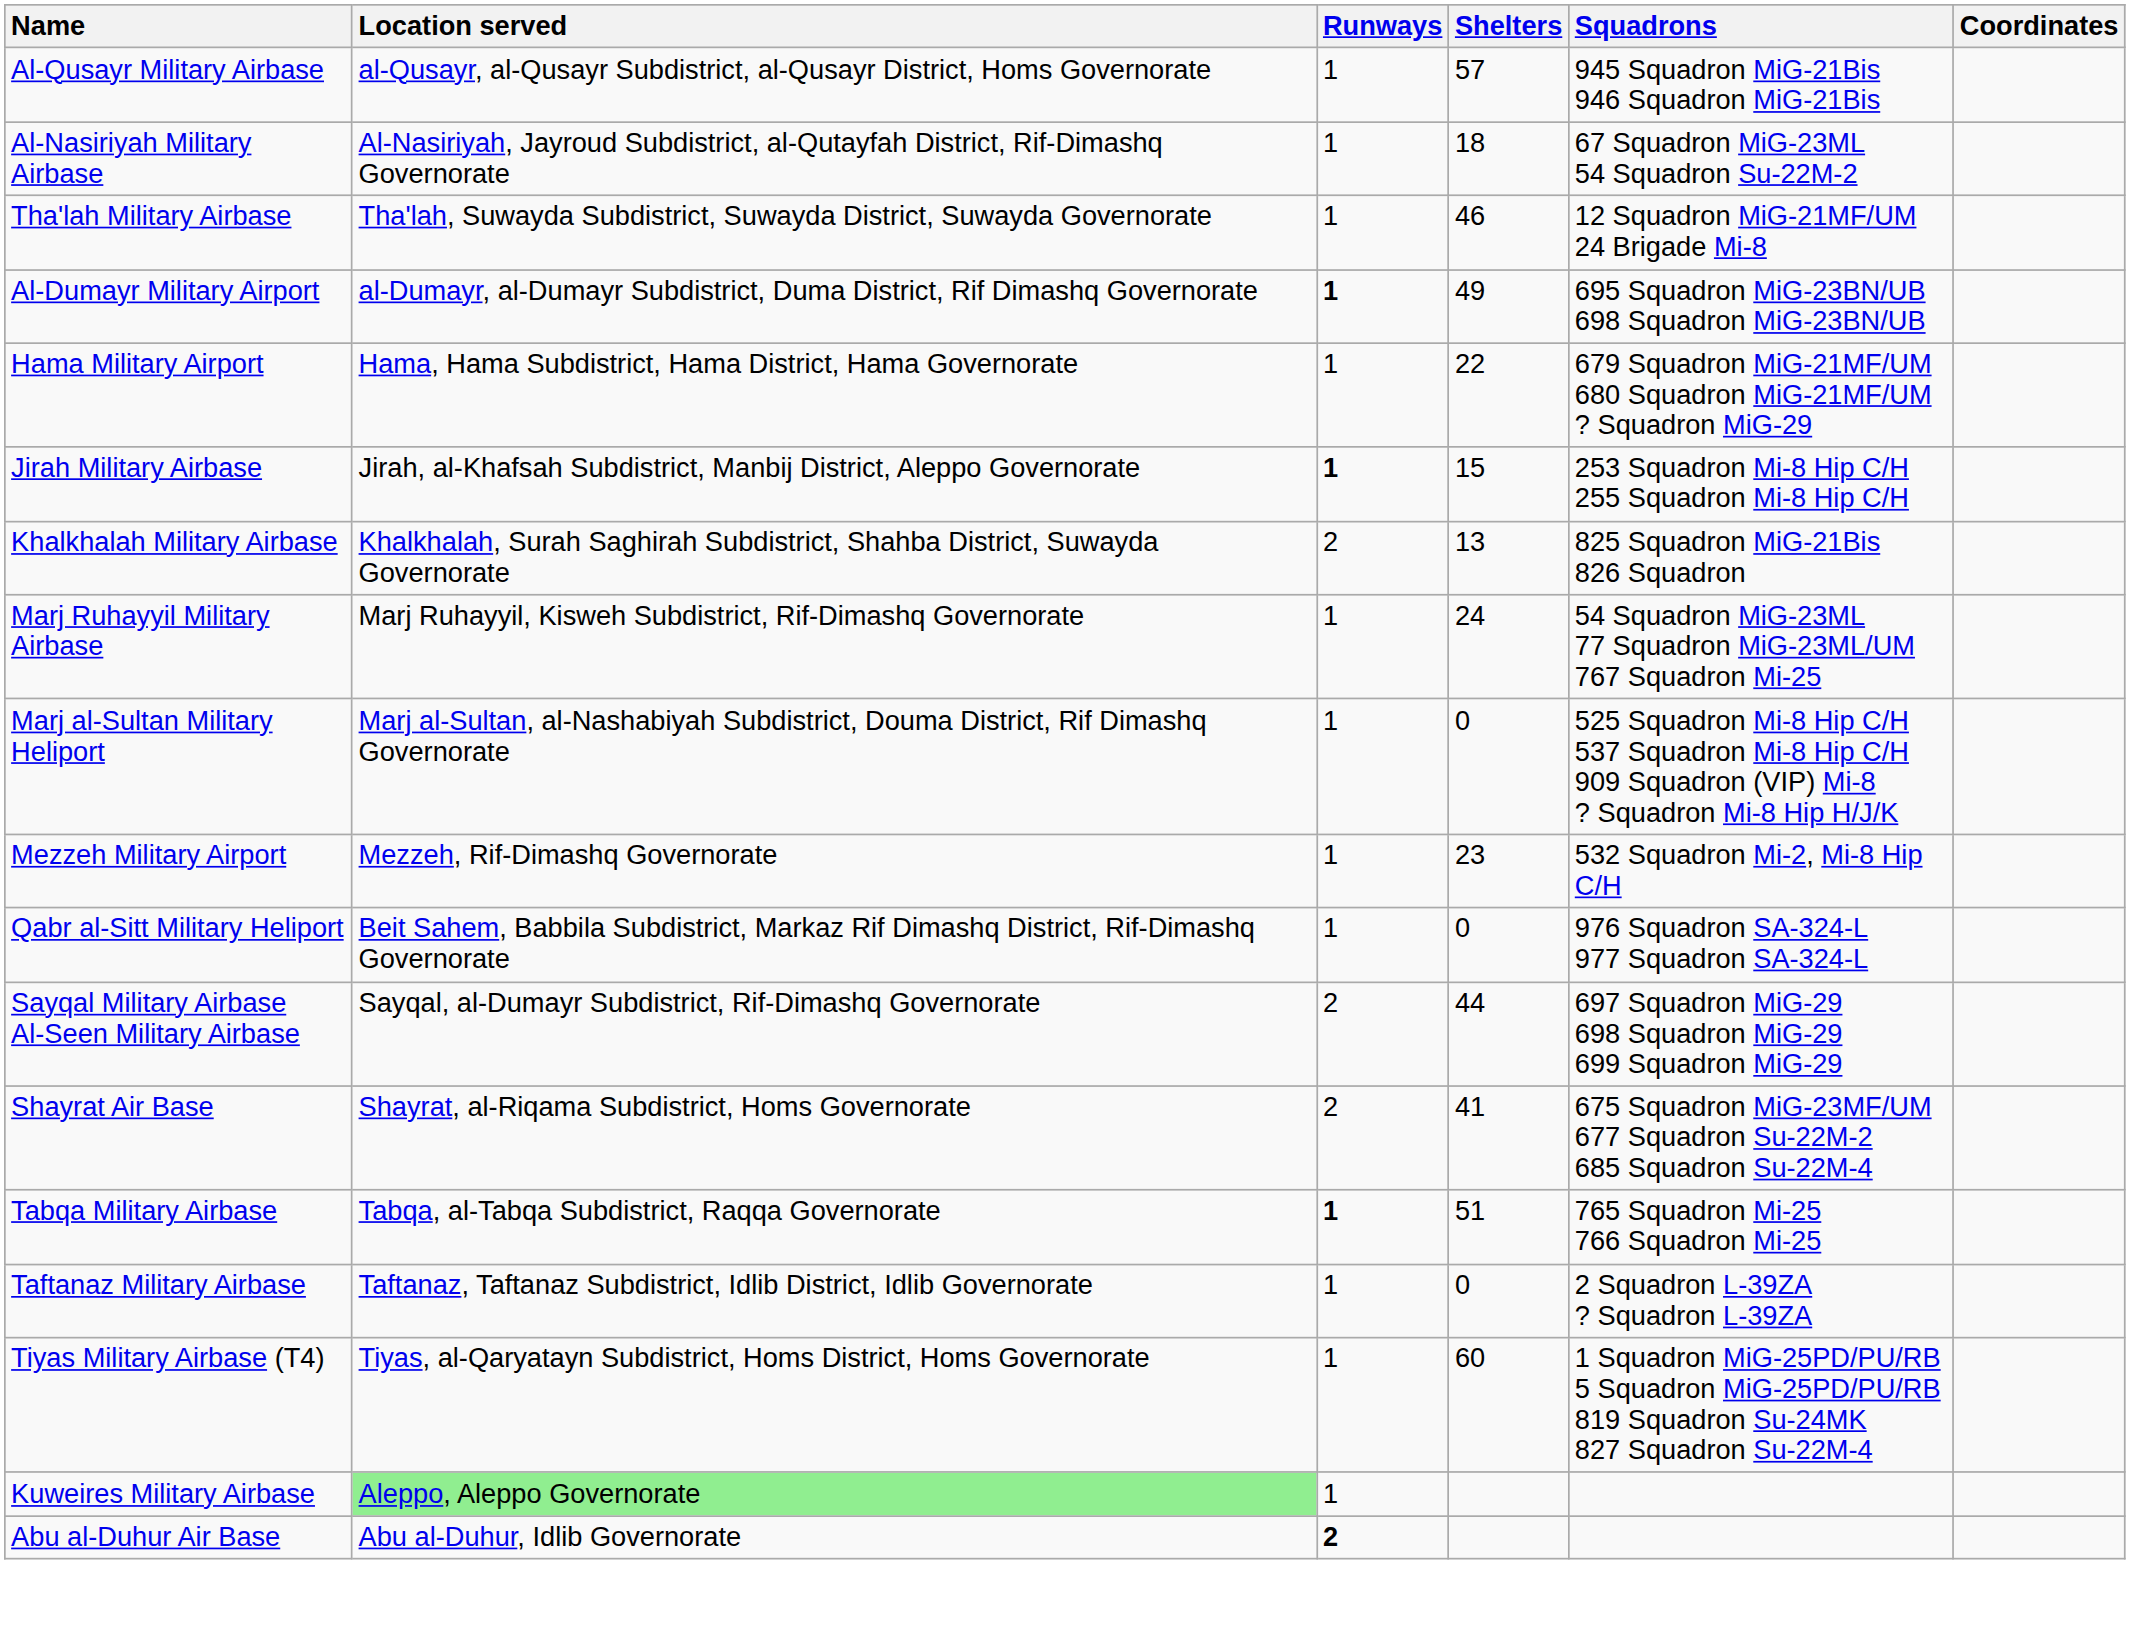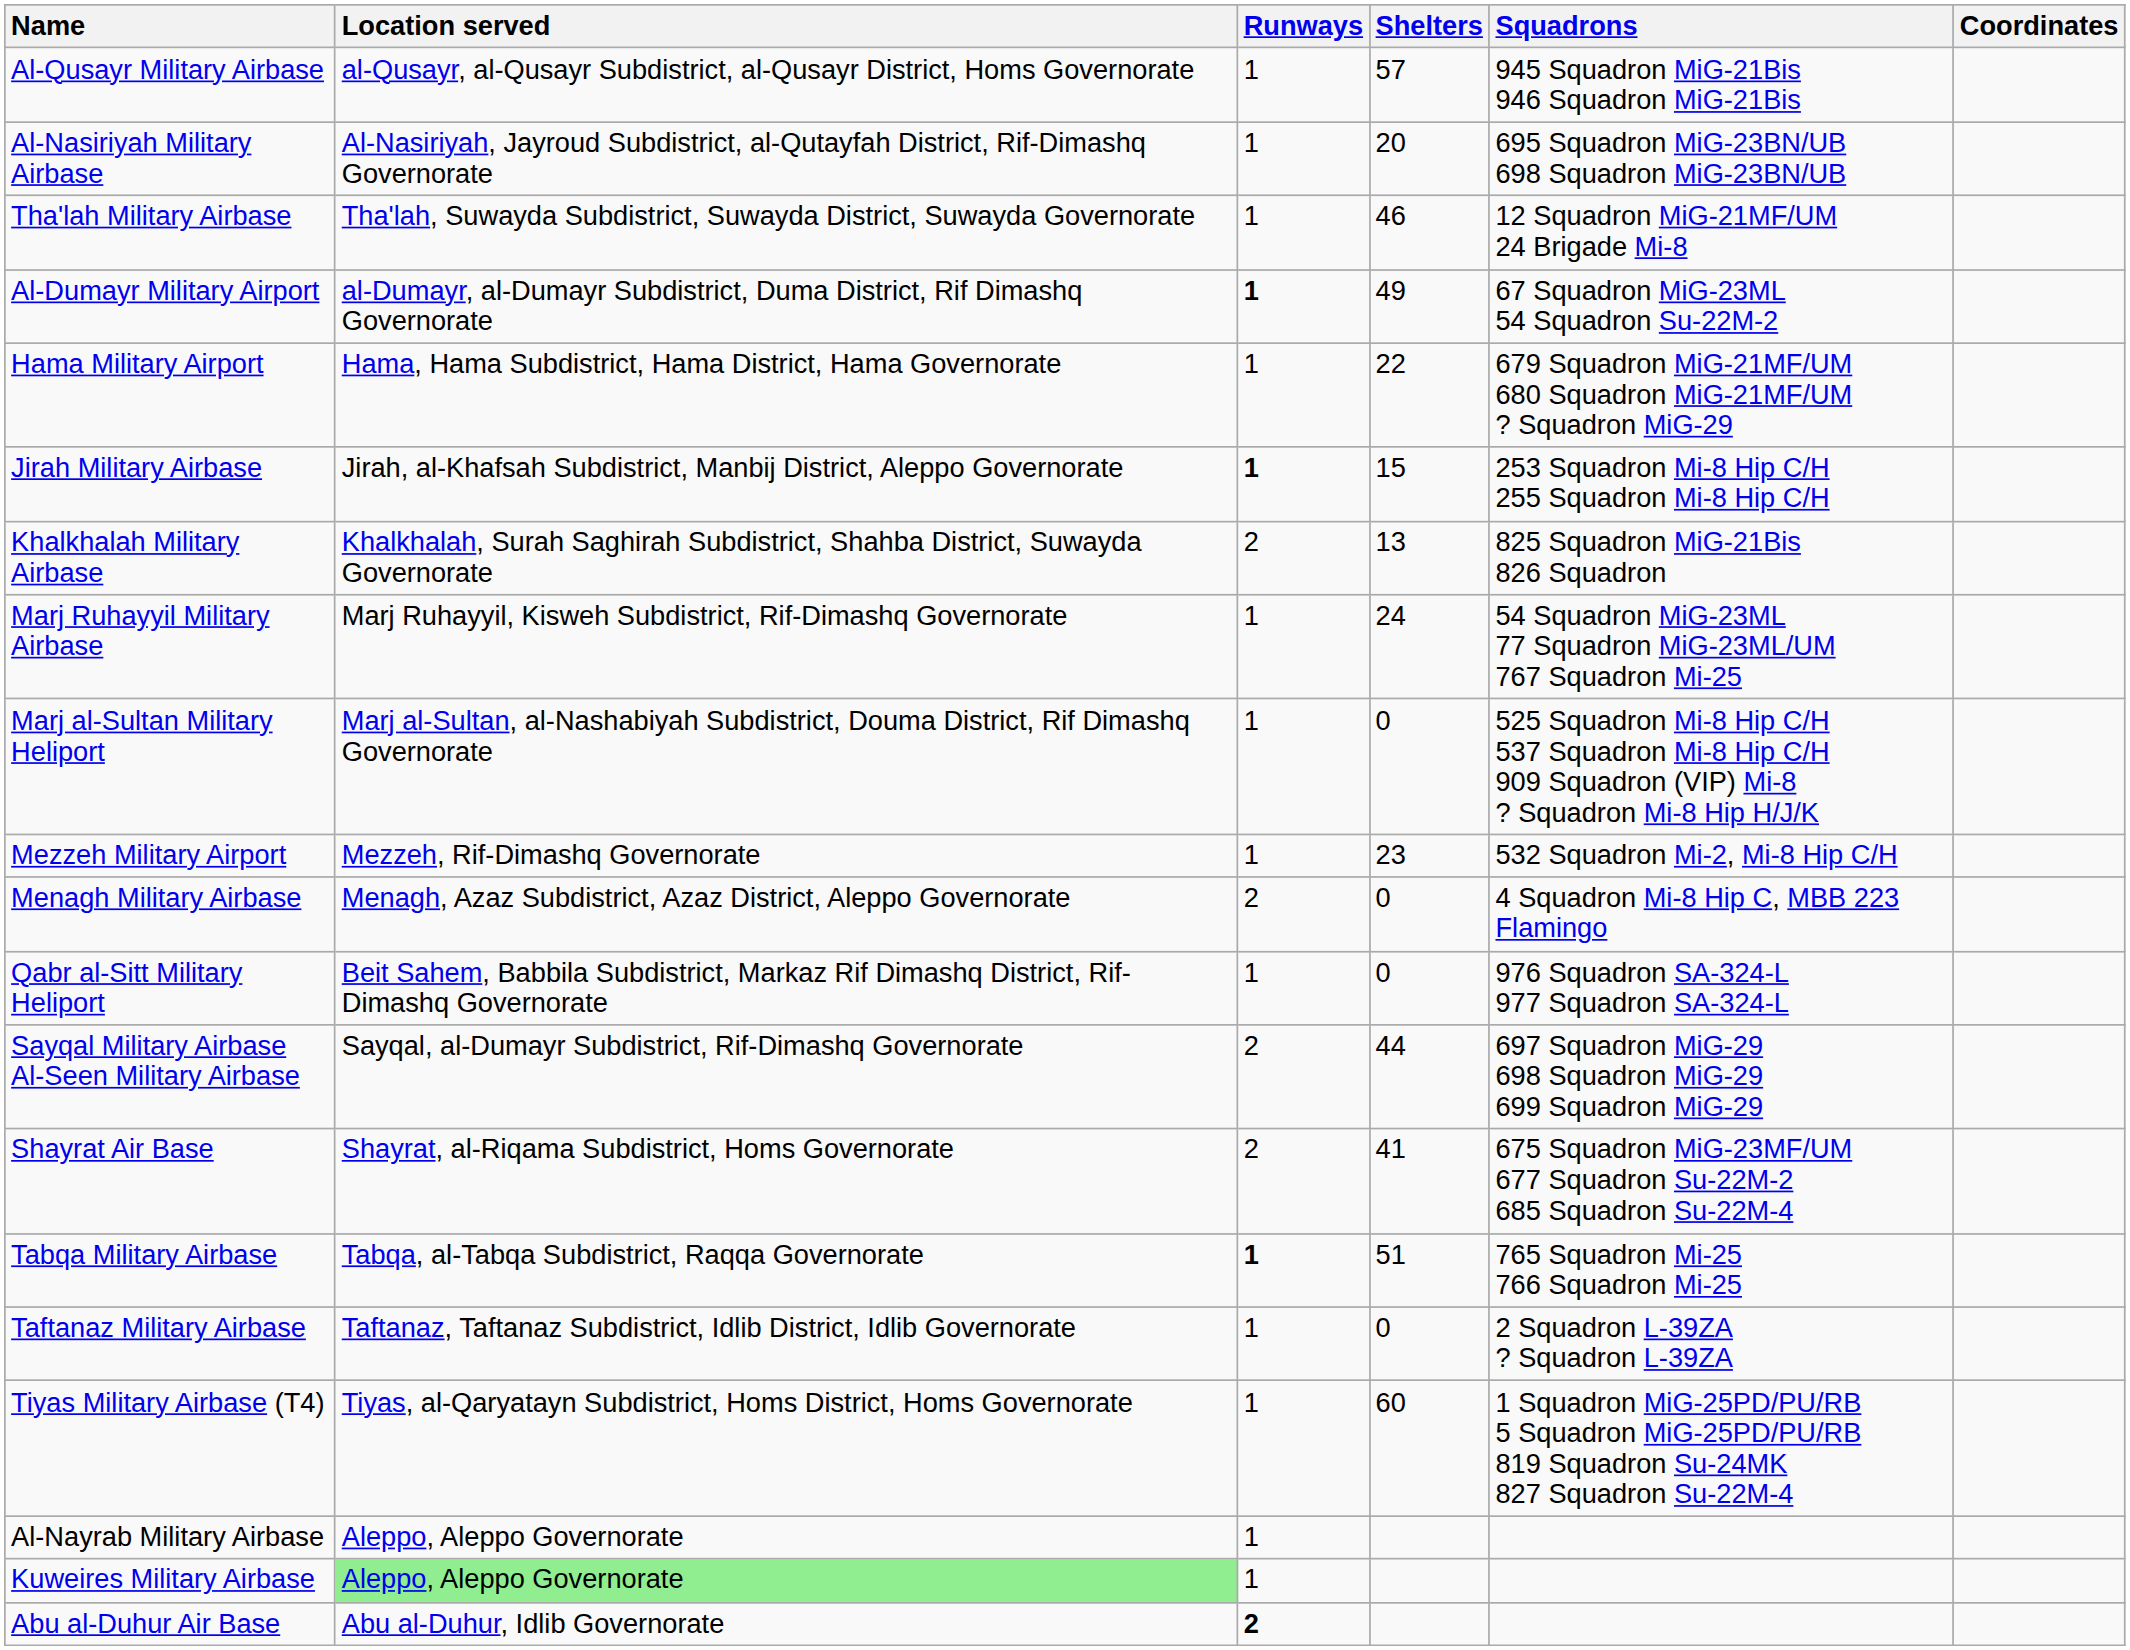(1470, 142) 18 -> (1391, 142) 20
(1720, 158) 67 Squadron MiG-23ML 54 Squadron Su-22M-2 -> (1671, 158) 695 Squadron MiG-23BN/UB 698 Squadron MiG-23BN/UB
(1750, 305) 695 Squadron MiG-23BN/UB 698 Squadron MiG-23BN/UB -> (1641, 305) 67 Squadron MiG-23ML 54 Squadron Su-22M-2
+ row: (156, 898)
+ row: (168, 1536)
